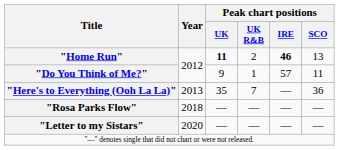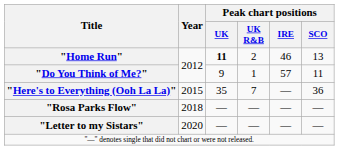(286, 56) bold -> (286, 56) normal
(192, 91) 2013 -> (192, 91) 2015
